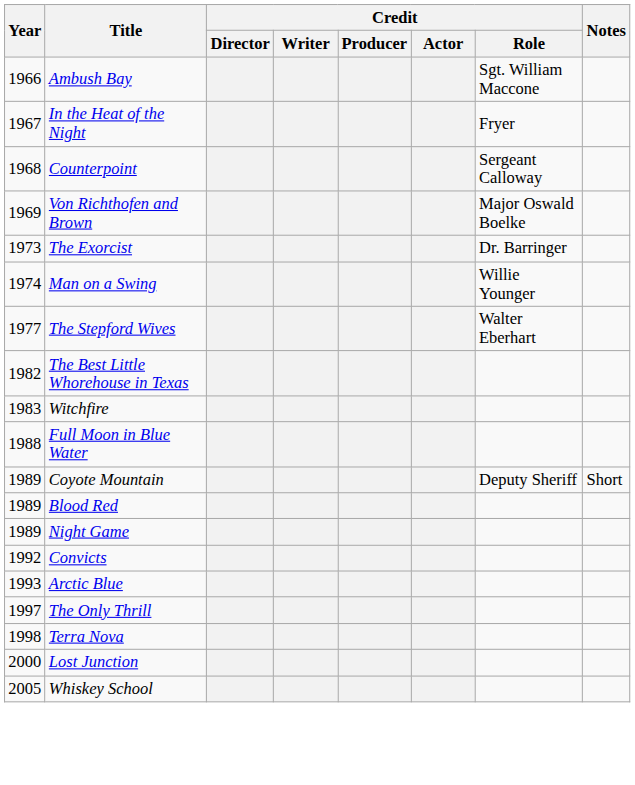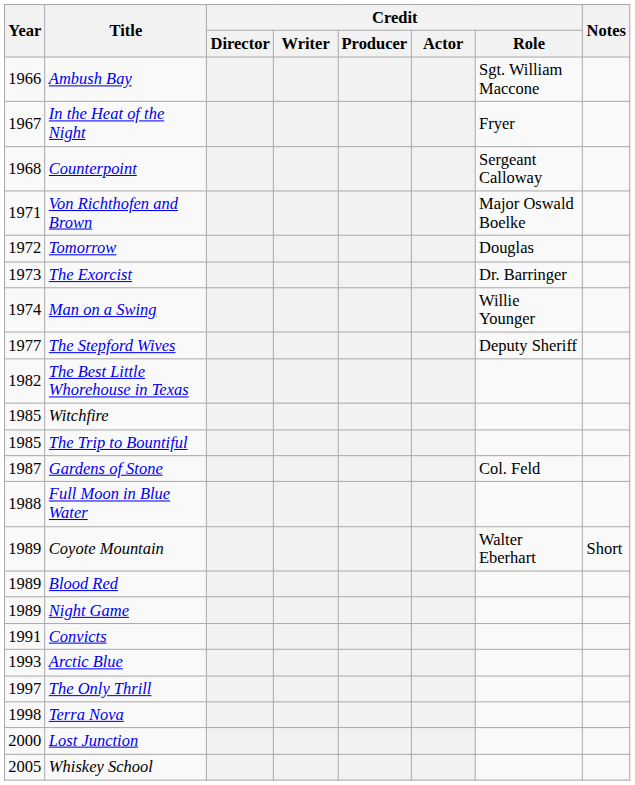(25, 213) 1969 -> (25, 213) 1971
+ row: (83, 248)
(507, 328) Walter Eberhart -> (528, 345) Deputy Sheriff
(25, 408) 1983 -> (25, 416) 1985
+ row: (118, 442)
+ row: (106, 468)
(528, 479) Deputy Sheriff -> (507, 548) Walter Eberhart
(25, 557) 1992 -> (25, 636) 1991
